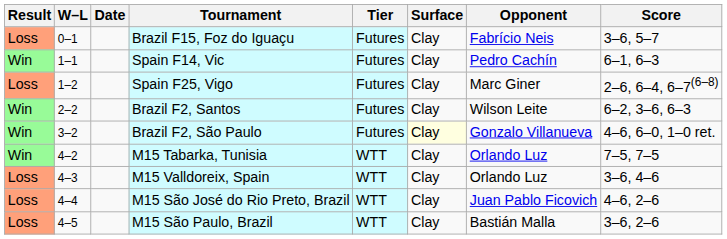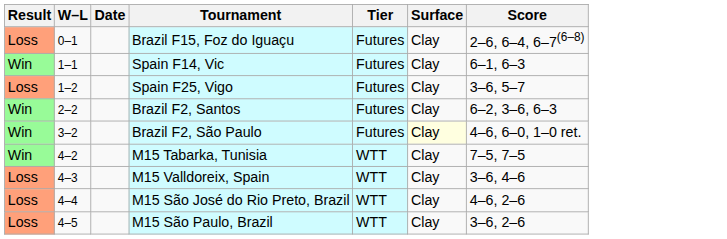- column: (533, 15)
(631, 38) 3–6, 5–7 -> (527, 40) 2–6, 6–4, 6–7(6–8)
(661, 85) 2–6, 6–4, 6–7(6–8) -> (497, 87) 3–6, 5–7
